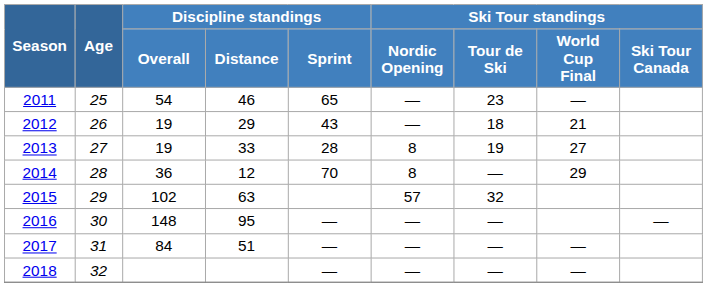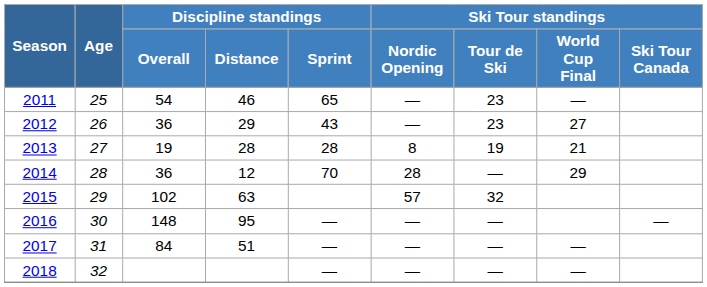(164, 124) 19 -> (164, 124) 36
(495, 124) 18 -> (495, 124) 23
(578, 124) 21 -> (578, 124) 27
(247, 148) 33 -> (247, 148) 28
(578, 148) 27 -> (578, 148) 21
(412, 173) 8 -> (412, 173) 28
